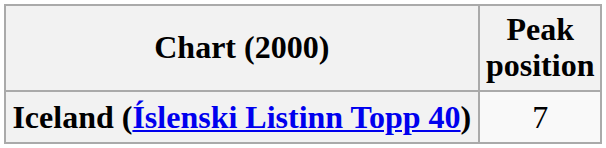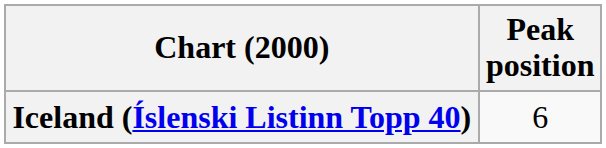(540, 116) 7 -> (540, 116) 6
